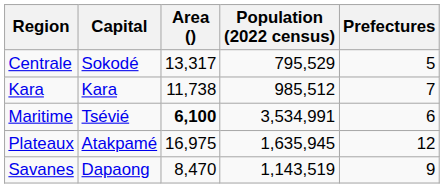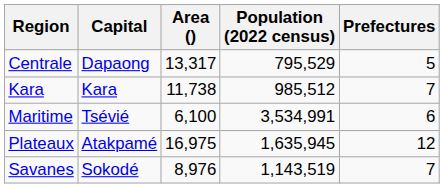(110, 63) Sokodé -> (116, 63) Dapaong
(195, 116) bold -> (195, 116) normal
(116, 169) Dapaong -> (110, 169) Sokodé
(195, 169) 8,470 -> (195, 169) 8,976
(431, 169) 9 -> (431, 169) 7
